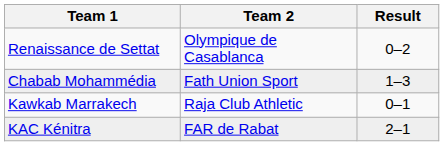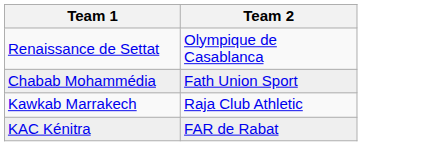- column: (398, 16)
